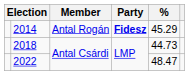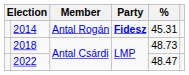(164, 29) 45.29 -> (164, 29) 45.31
(164, 45) 44.73 -> (164, 45) 48.73
